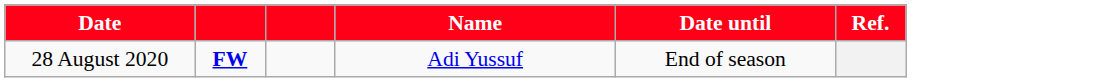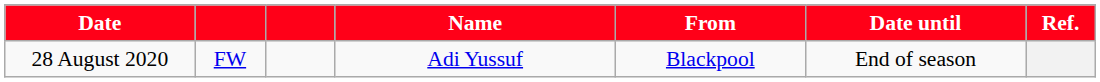+ column: (710, 22)
(230, 58) bold -> (230, 58) normal
